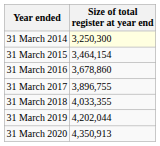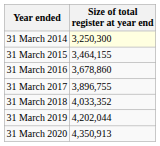(92, 54) 3,464,154 -> (92, 54) 3,464,155
(92, 102) 4,033,355 -> (92, 102) 4,033,352
